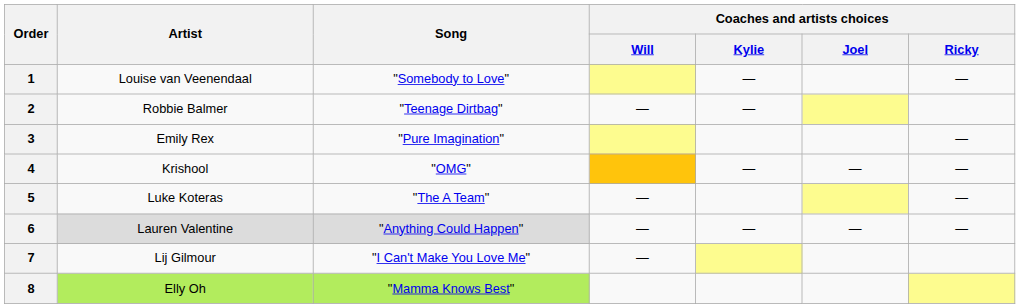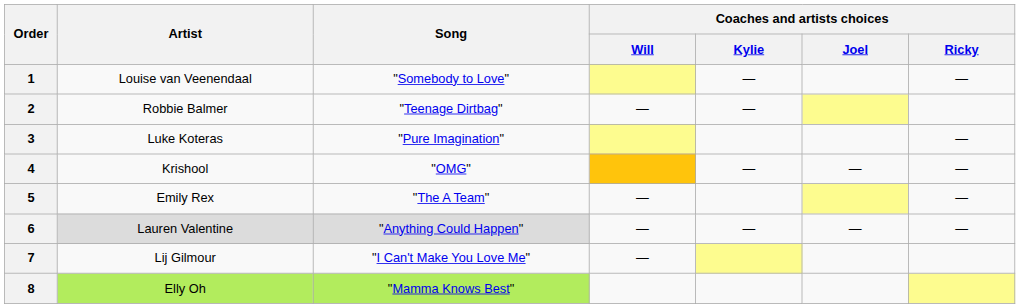(185, 139) Emily Rex -> (185, 139) Luke Koteras
(185, 198) Luke Koteras -> (185, 198) Emily Rex
